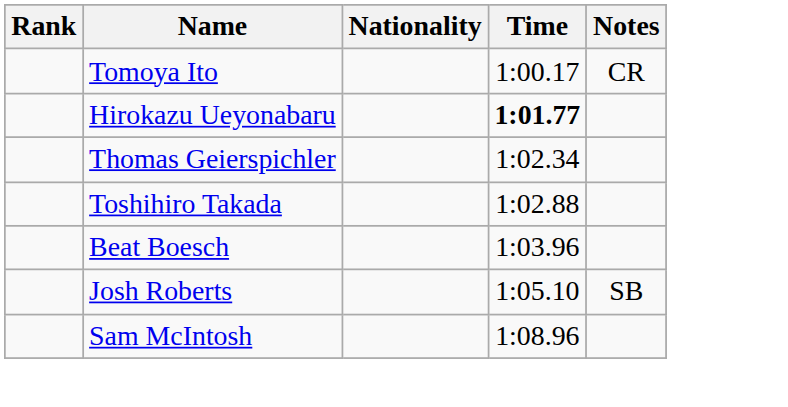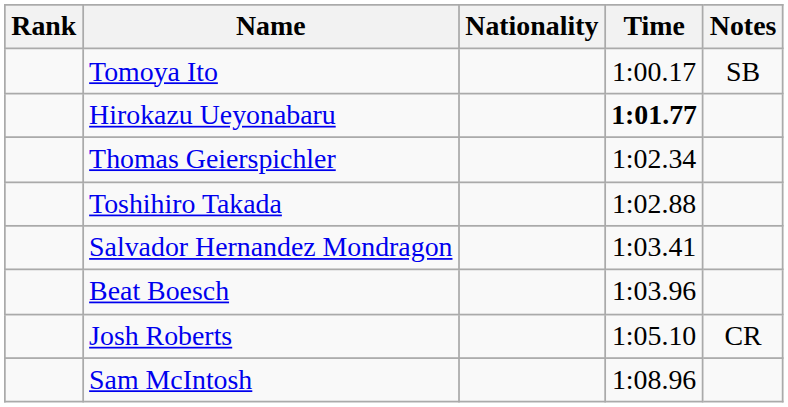(626, 70) CR -> (743, 70) SB
+ row: (271, 247)
(626, 291) SB -> (743, 335) CR
